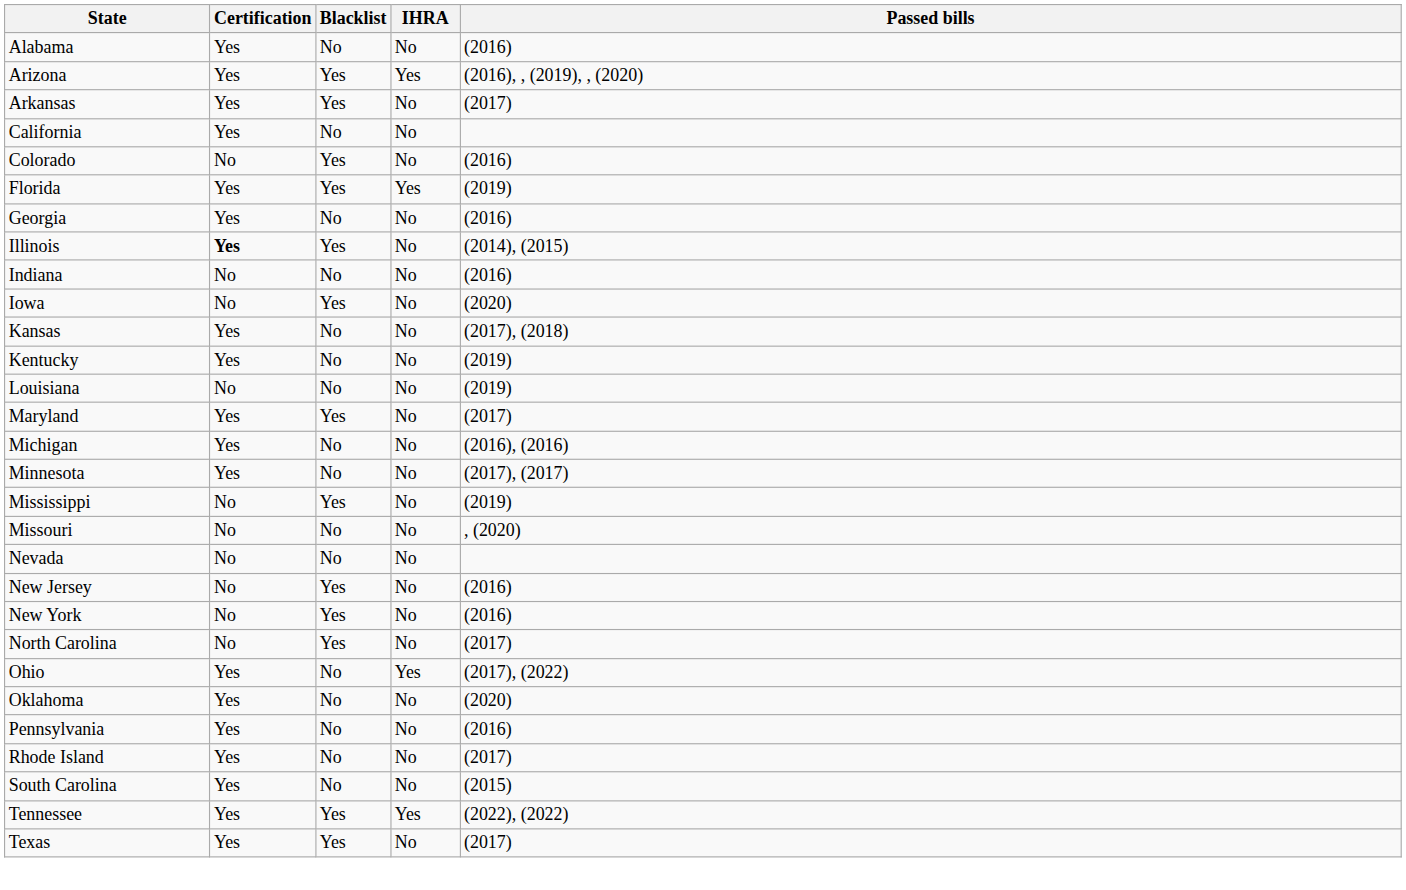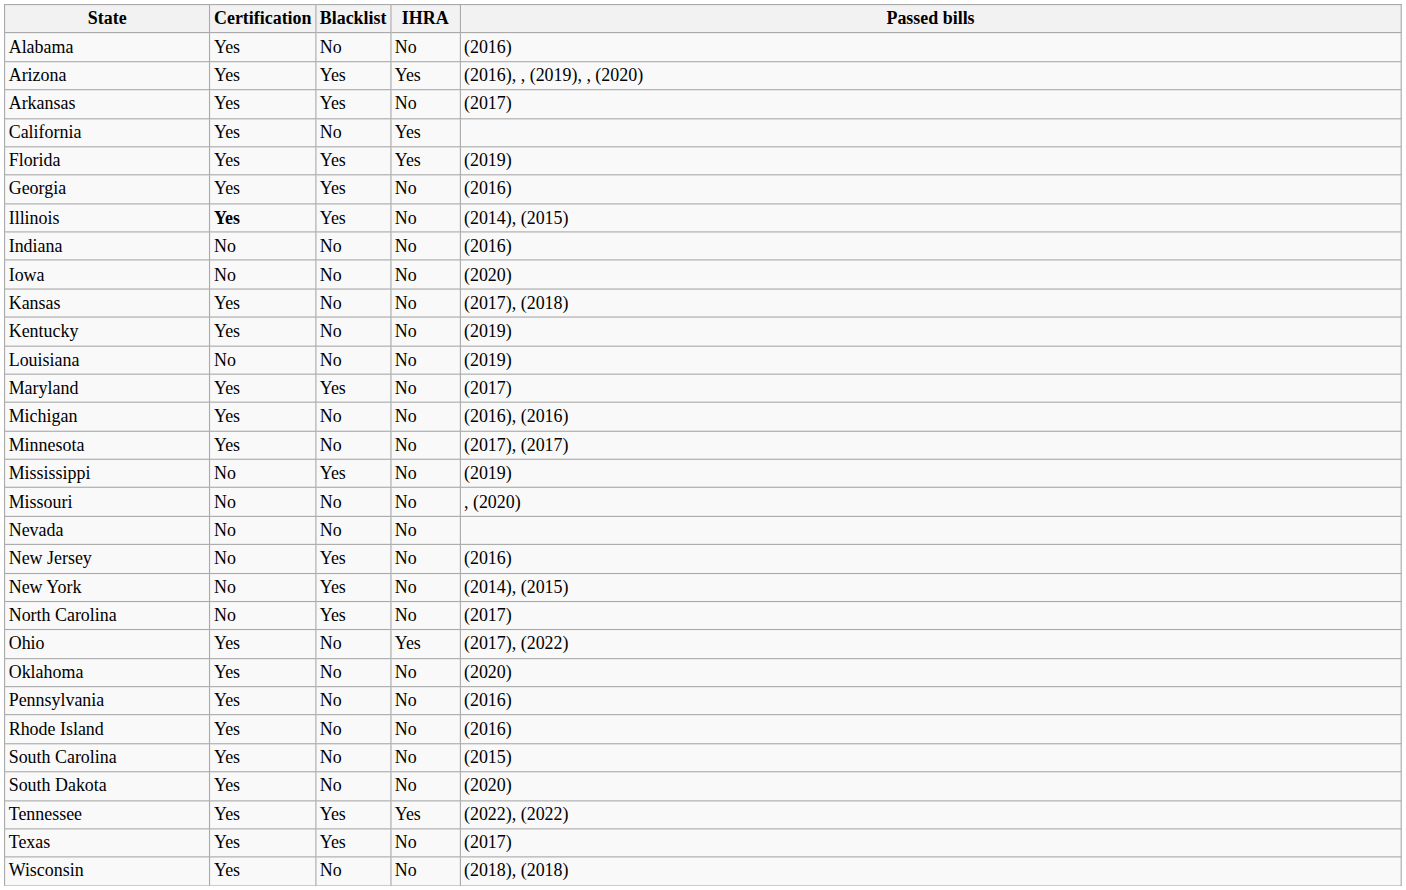(406, 132) No -> (408, 132) Yes
- row: (42, 160)
(331, 217) No -> (333, 189) Yes
(333, 302) Yes -> (331, 274) No
(488, 615) (2016) -> (516, 587) (2014), (2015)
(488, 757) (2017) -> (488, 729) (2016)
+ row: (58, 786)
+ row: (46, 871)
